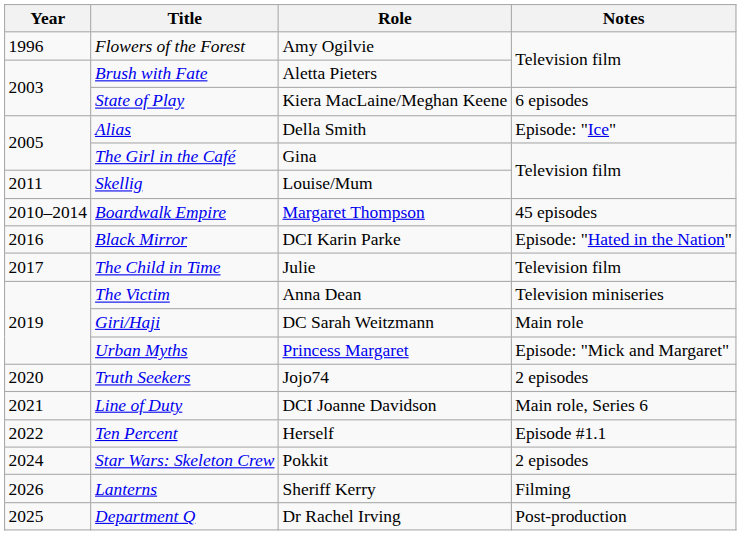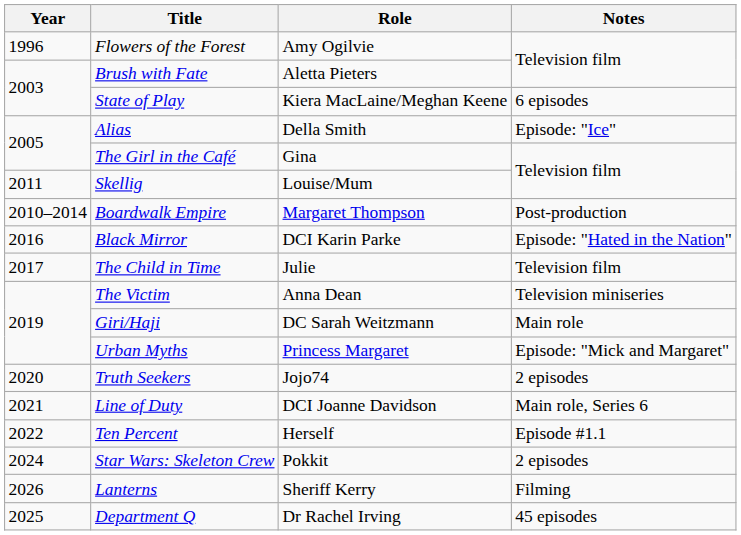(556, 211) 45 episodes -> (571, 211) Post-production
(571, 516) Post-production -> (556, 516) 45 episodes
